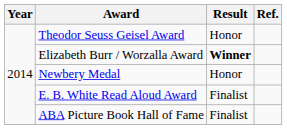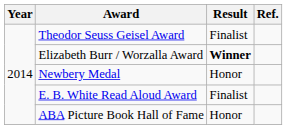(226, 34) Honor -> (229, 34) Finalist
(229, 114) Finalist -> (226, 114) Honor
